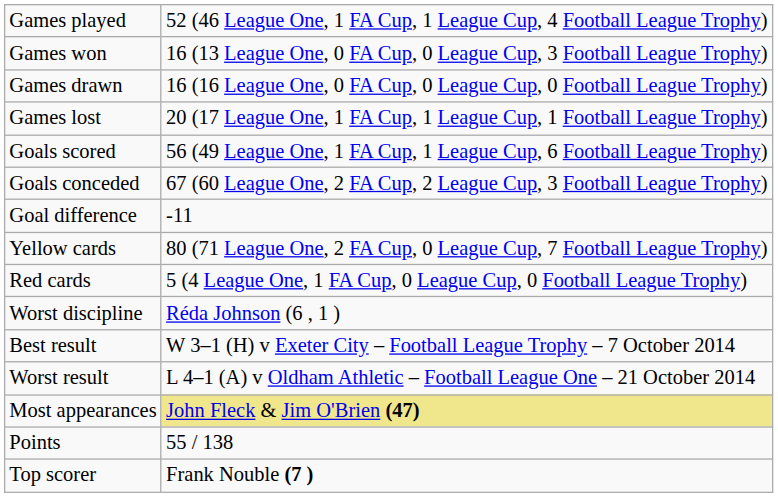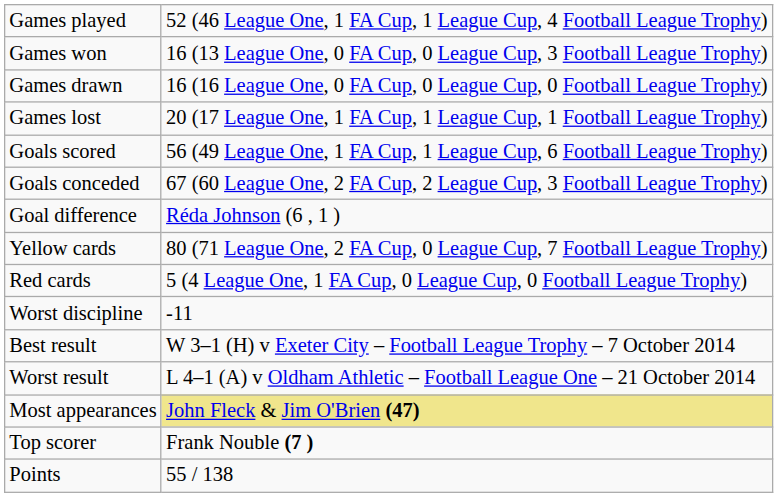(179, 215) -11 -> (253, 215) Réda Johnson (6 , 1 )
(253, 313) Réda Johnson (6 , 1 ) -> (179, 313) -11
rows swapped: (53, 475) <-> (35, 442)
